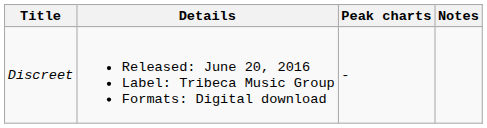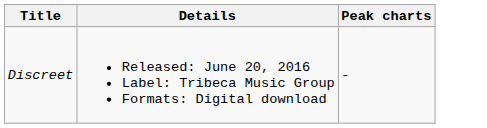- column: (458, 16)
